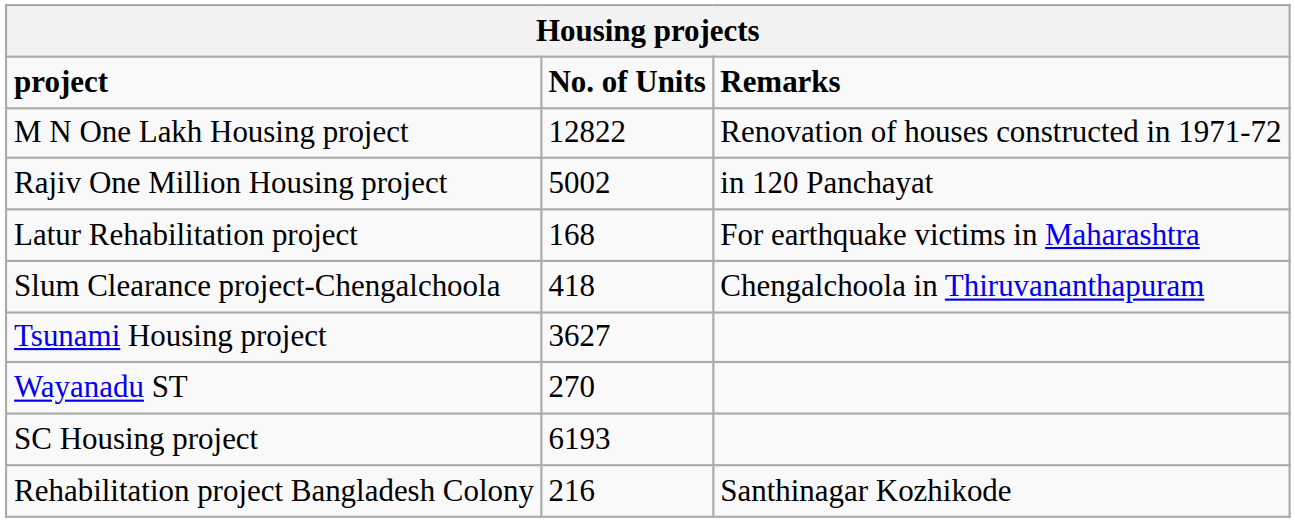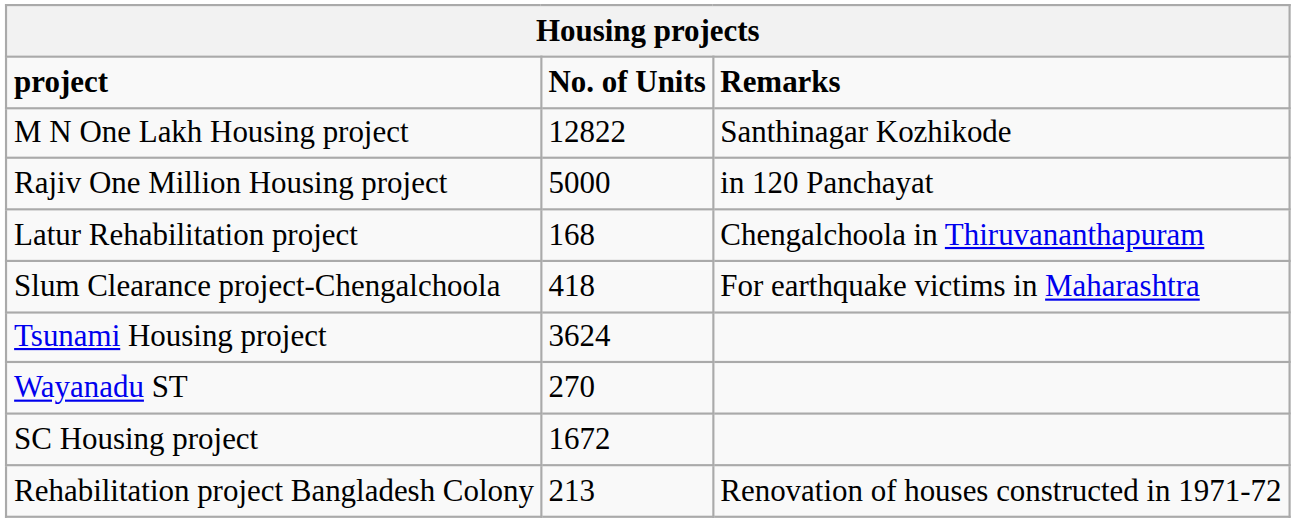(1001, 132) Renovation of houses constructed in 1971-72 -> (866, 132) Santhinagar Kozhikode
(579, 183) 5002 -> (579, 183) 5000
(960, 234) For earthquake victims in Maharashtra -> (962, 234) Chengalchoola in Thiruvananthapuram
(962, 285) Chengalchoola in Thiruvananthapuram -> (960, 285) For earthquake victims in Maharashtra
(579, 336) 3627 -> (579, 336) 3624
(579, 438) 6193 -> (579, 438) 1672
(572, 489) 216 -> (572, 489) 213
(866, 489) Santhinagar Kozhikode -> (1001, 489) Renovation of houses constructed in 1971-72
